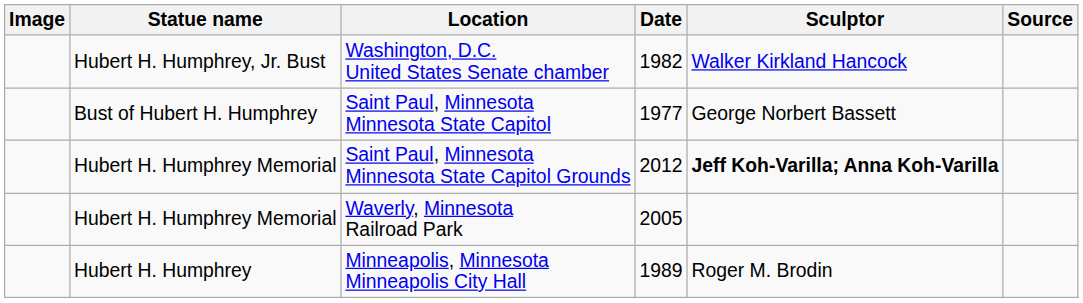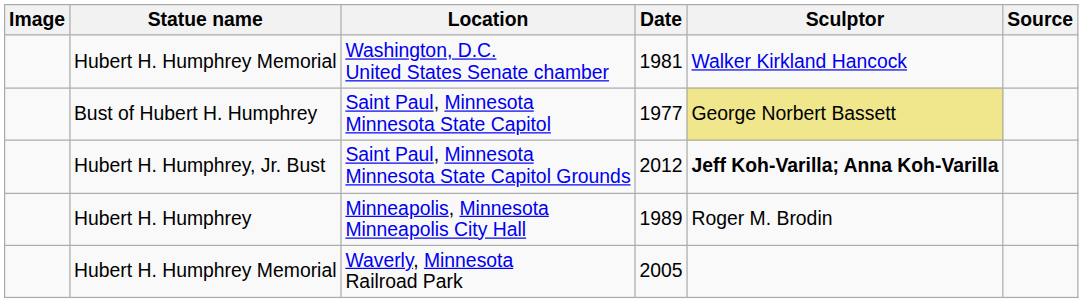(200, 61) Hubert H. Humphrey, Jr. Bust -> (205, 61) Hubert H. Humphrey Memorial
(661, 61) 1982 -> (661, 61) 1981
(794, 113) no background -> (794, 113) khaki background
(205, 166) Hubert H. Humphrey Memorial -> (200, 166) Hubert H. Humphrey, Jr. Bust
rows swapped: (447, 271) <-> (429, 218)
